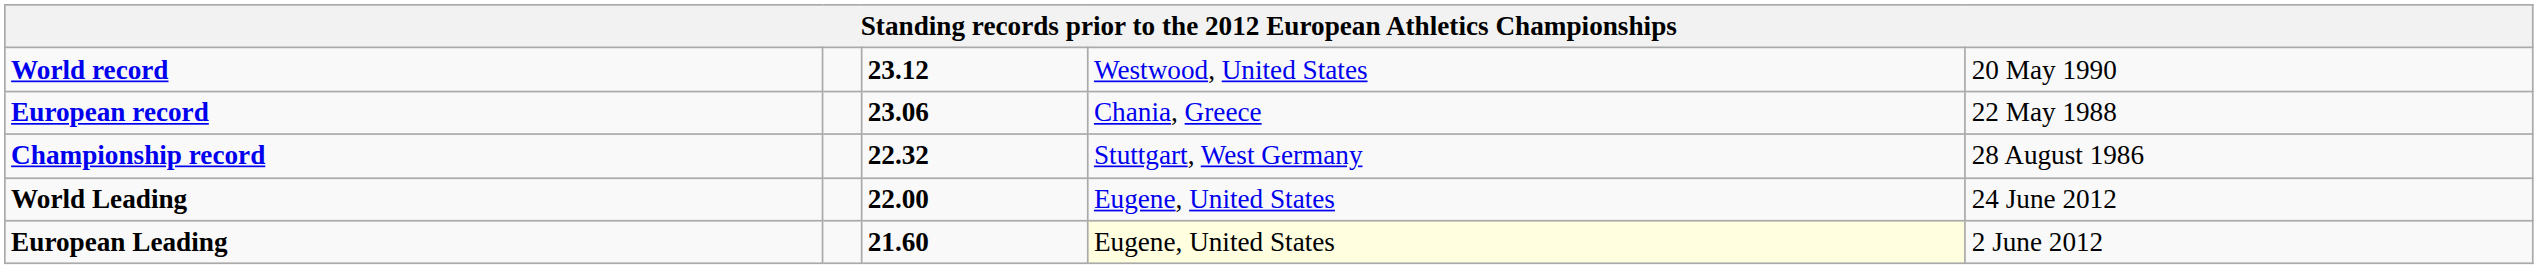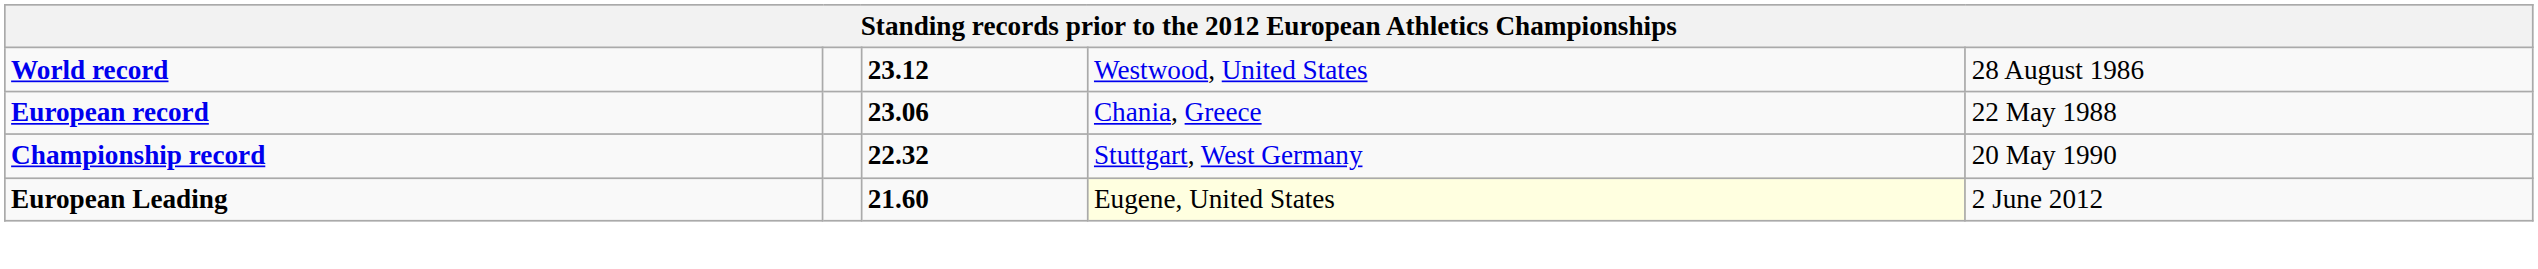(2044, 69) 20 May 1990 -> (2058, 69) 28 August 1986
(2058, 155) 28 August 1986 -> (2044, 155) 20 May 1990
- row: (99, 198)
